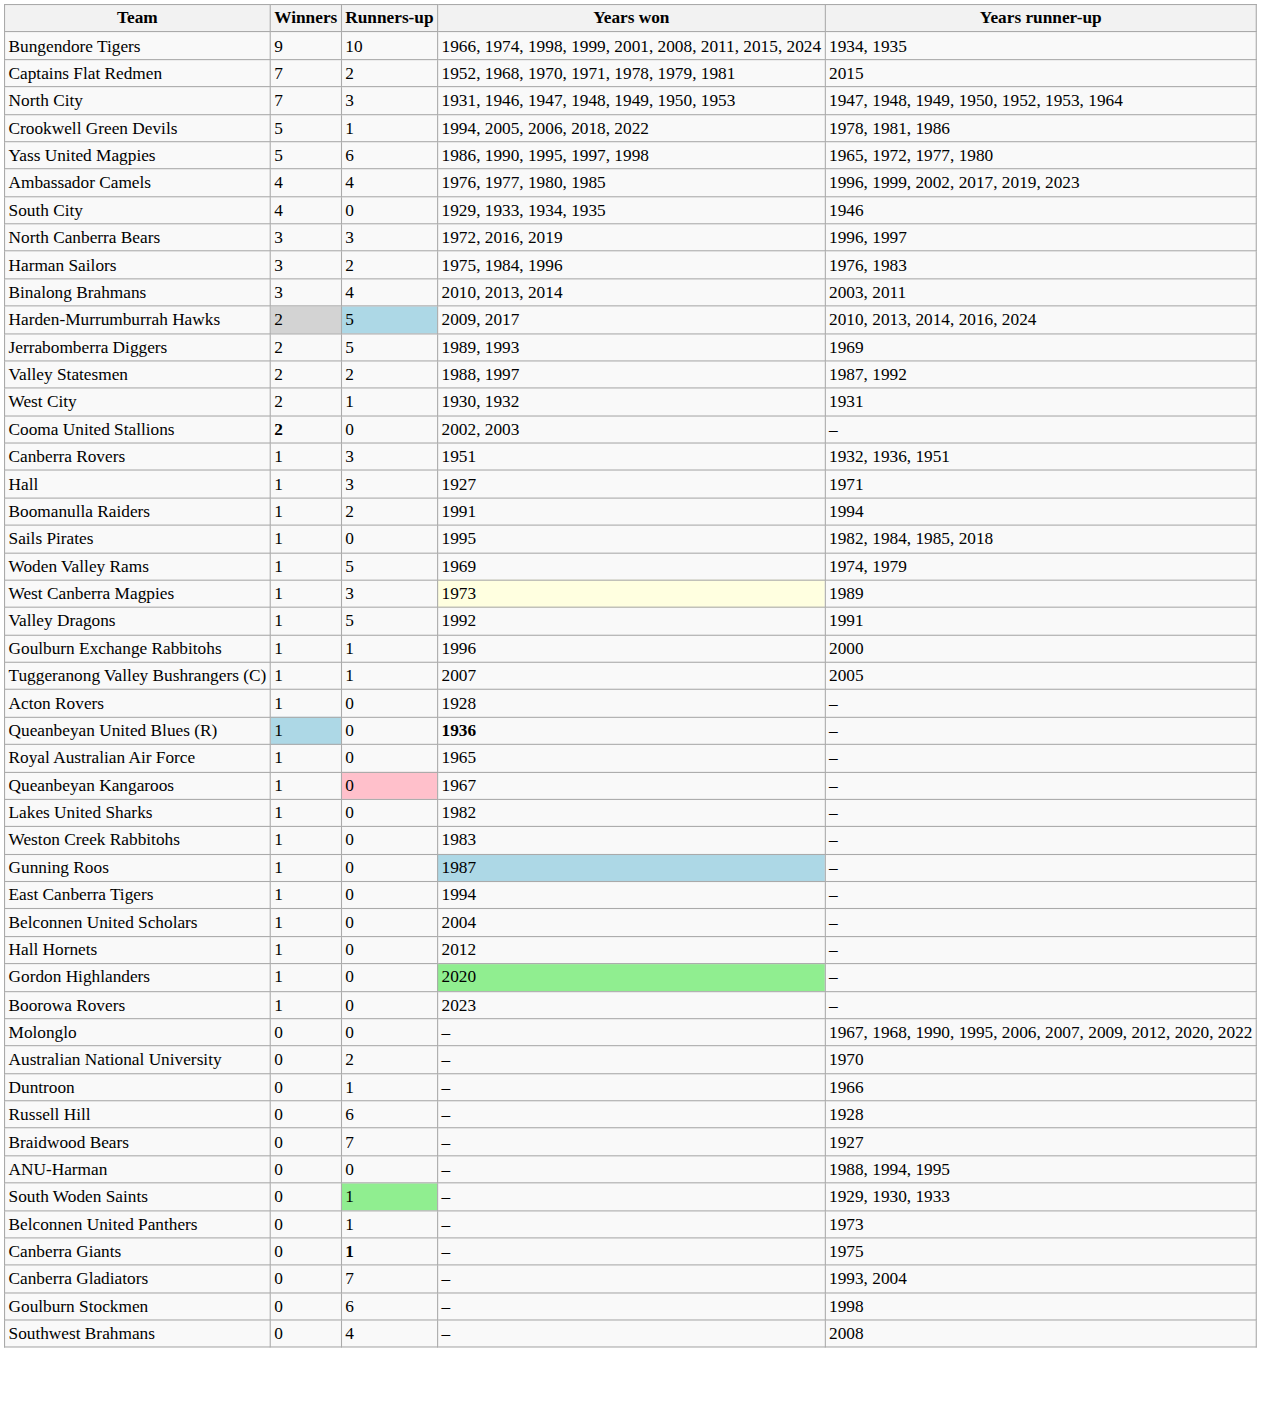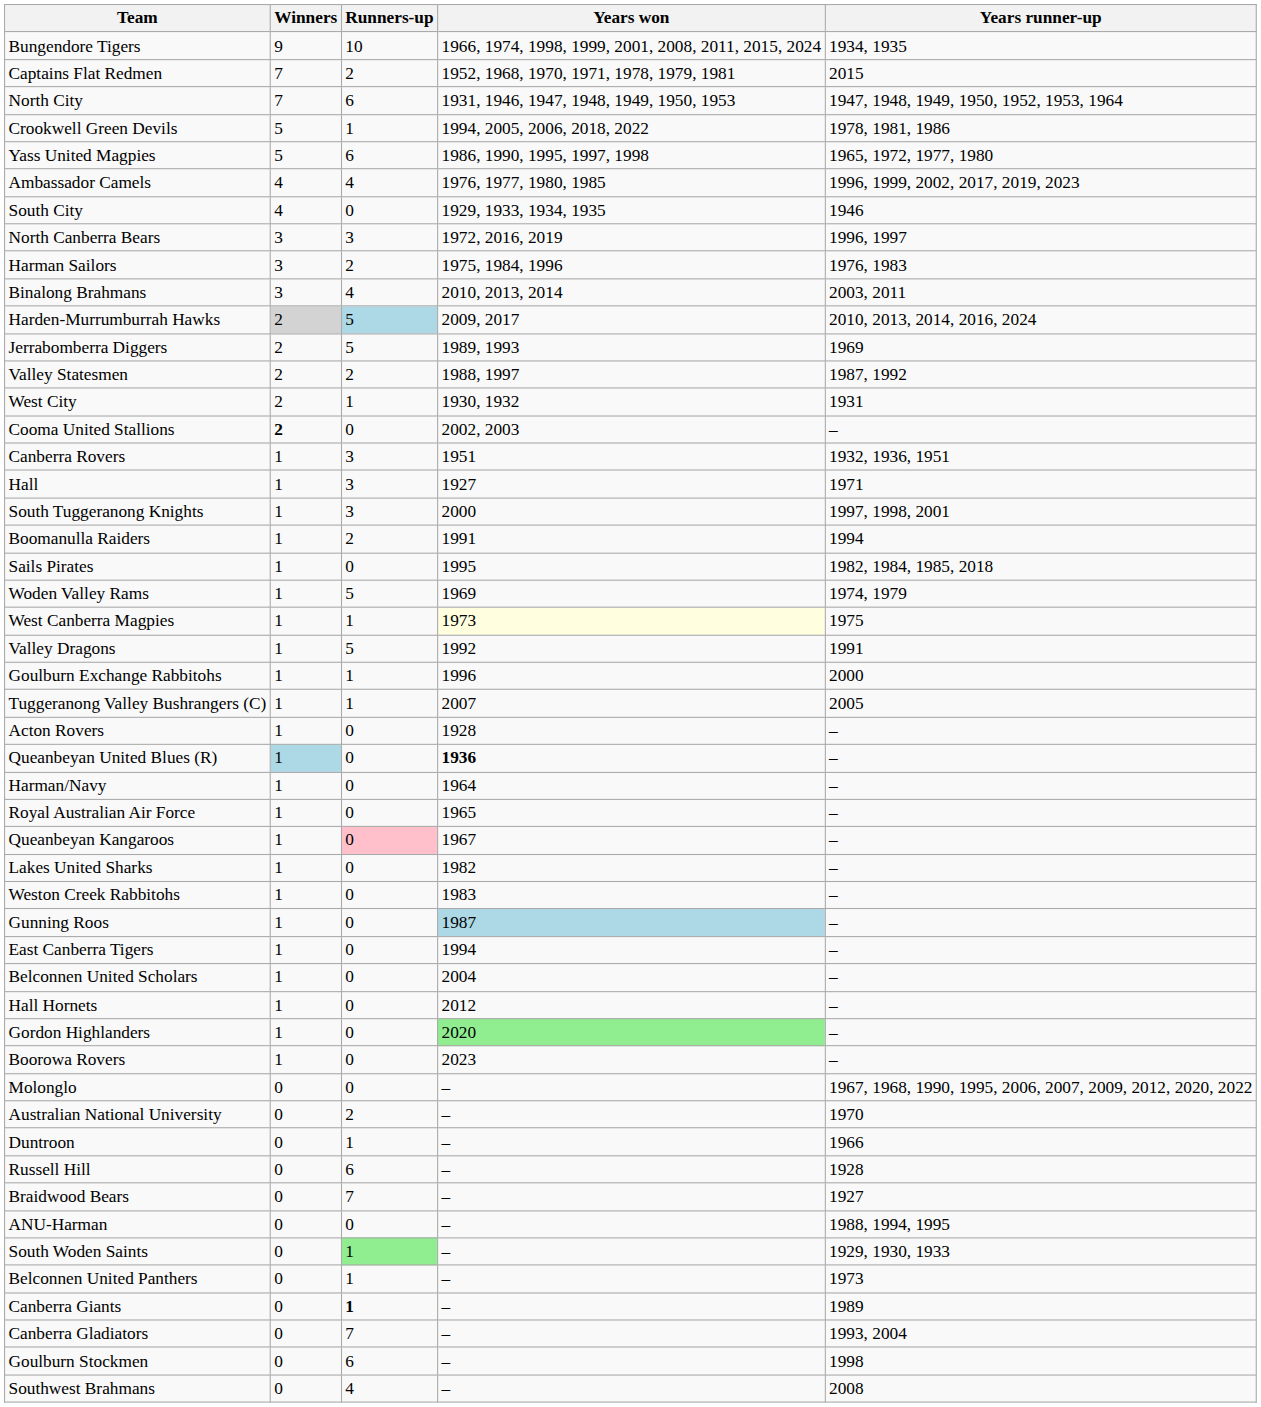(350, 100) 3 -> (350, 100) 6
+ row: (106, 511)
(350, 593) 3 -> (350, 621) 1
(846, 593) 1989 -> (846, 621) 1975
+ row: (57, 785)
(846, 1251) 1975 -> (846, 1306) 1989
